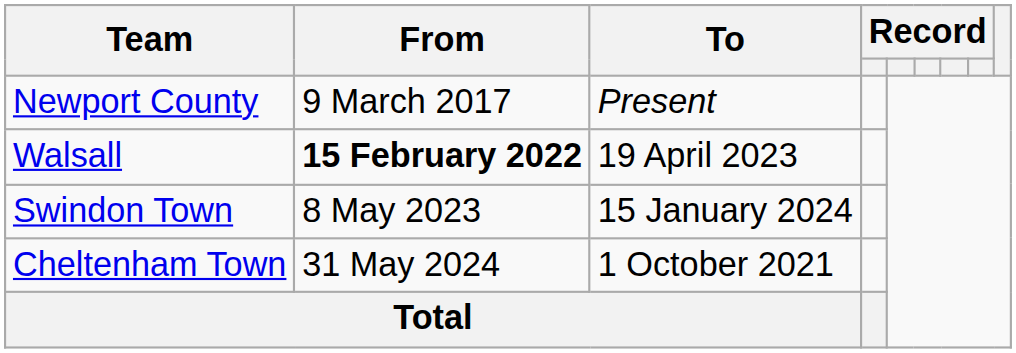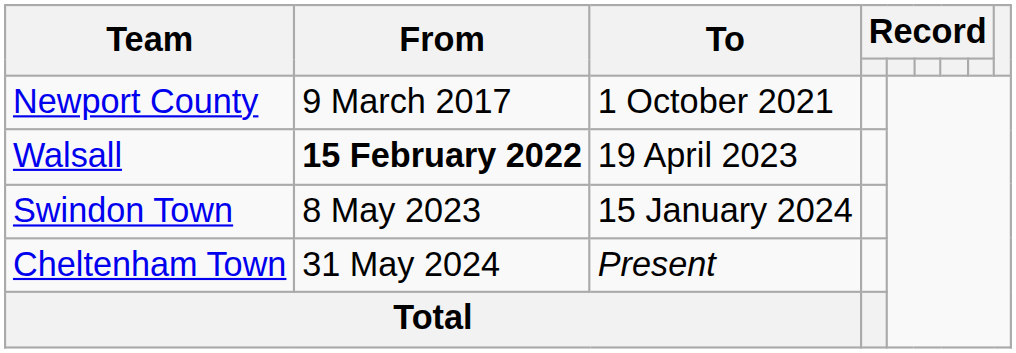(657, 101) Present -> (716, 101) 1 October 2021
(716, 264) 1 October 2021 -> (657, 264) Present
